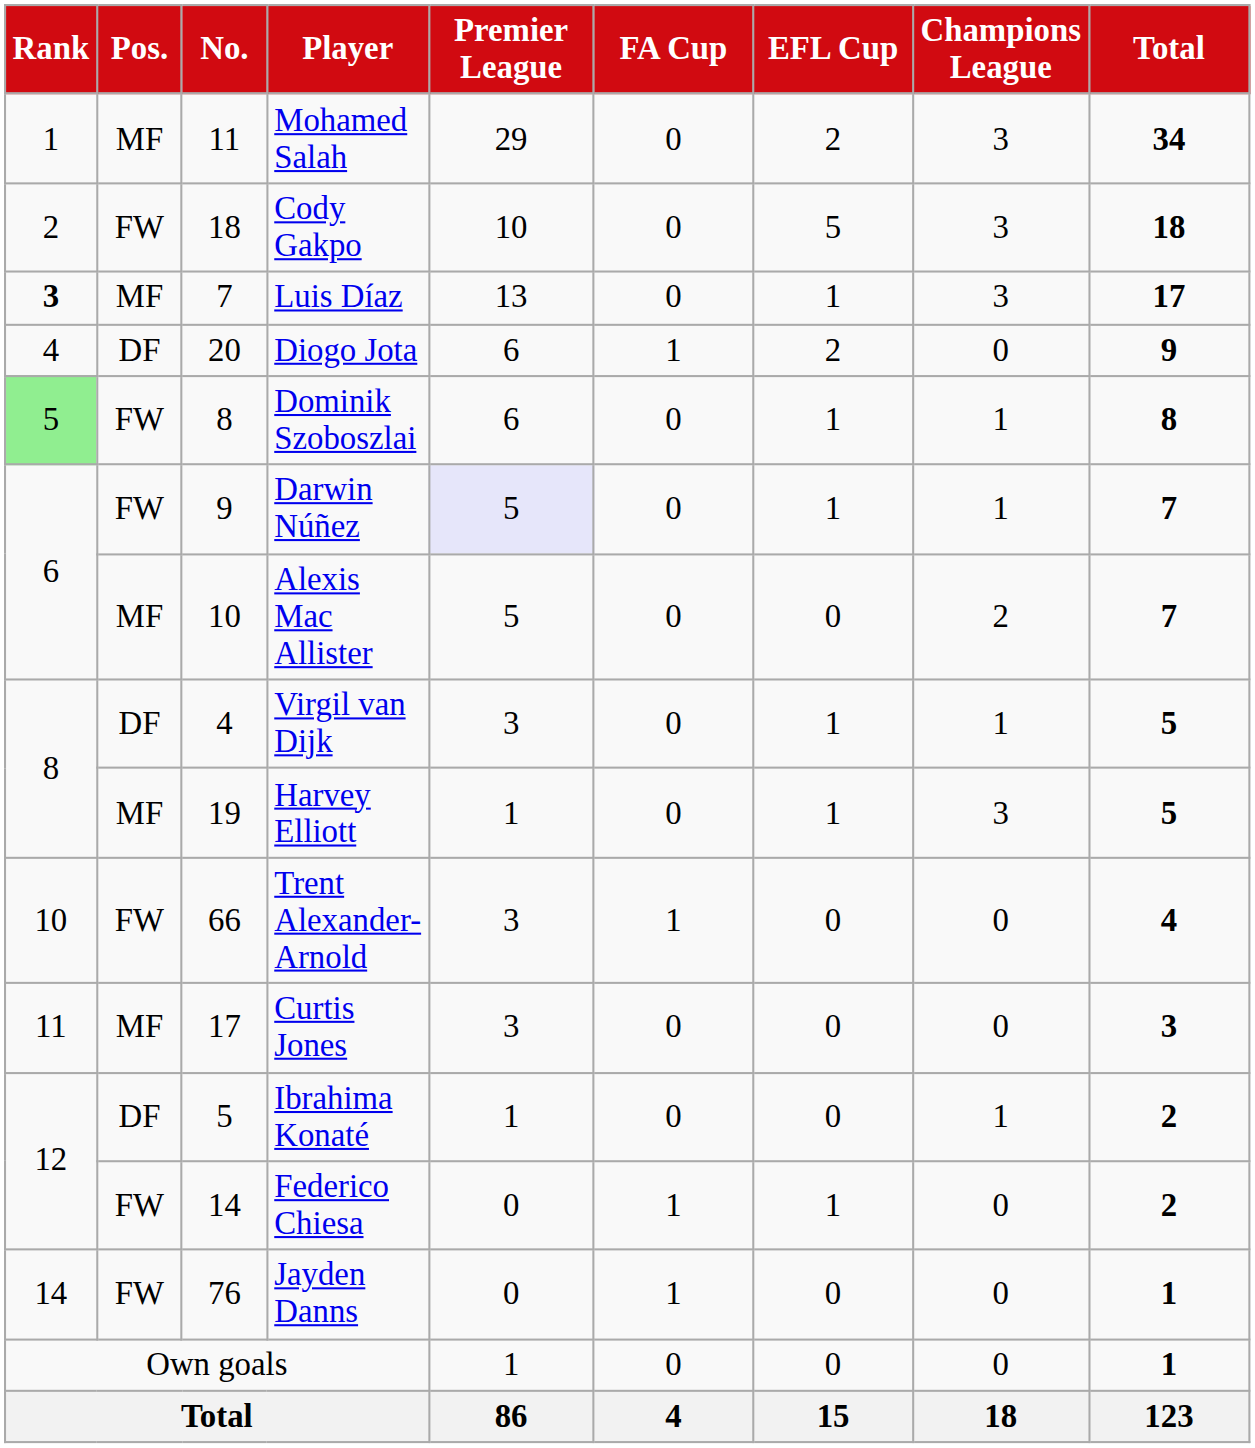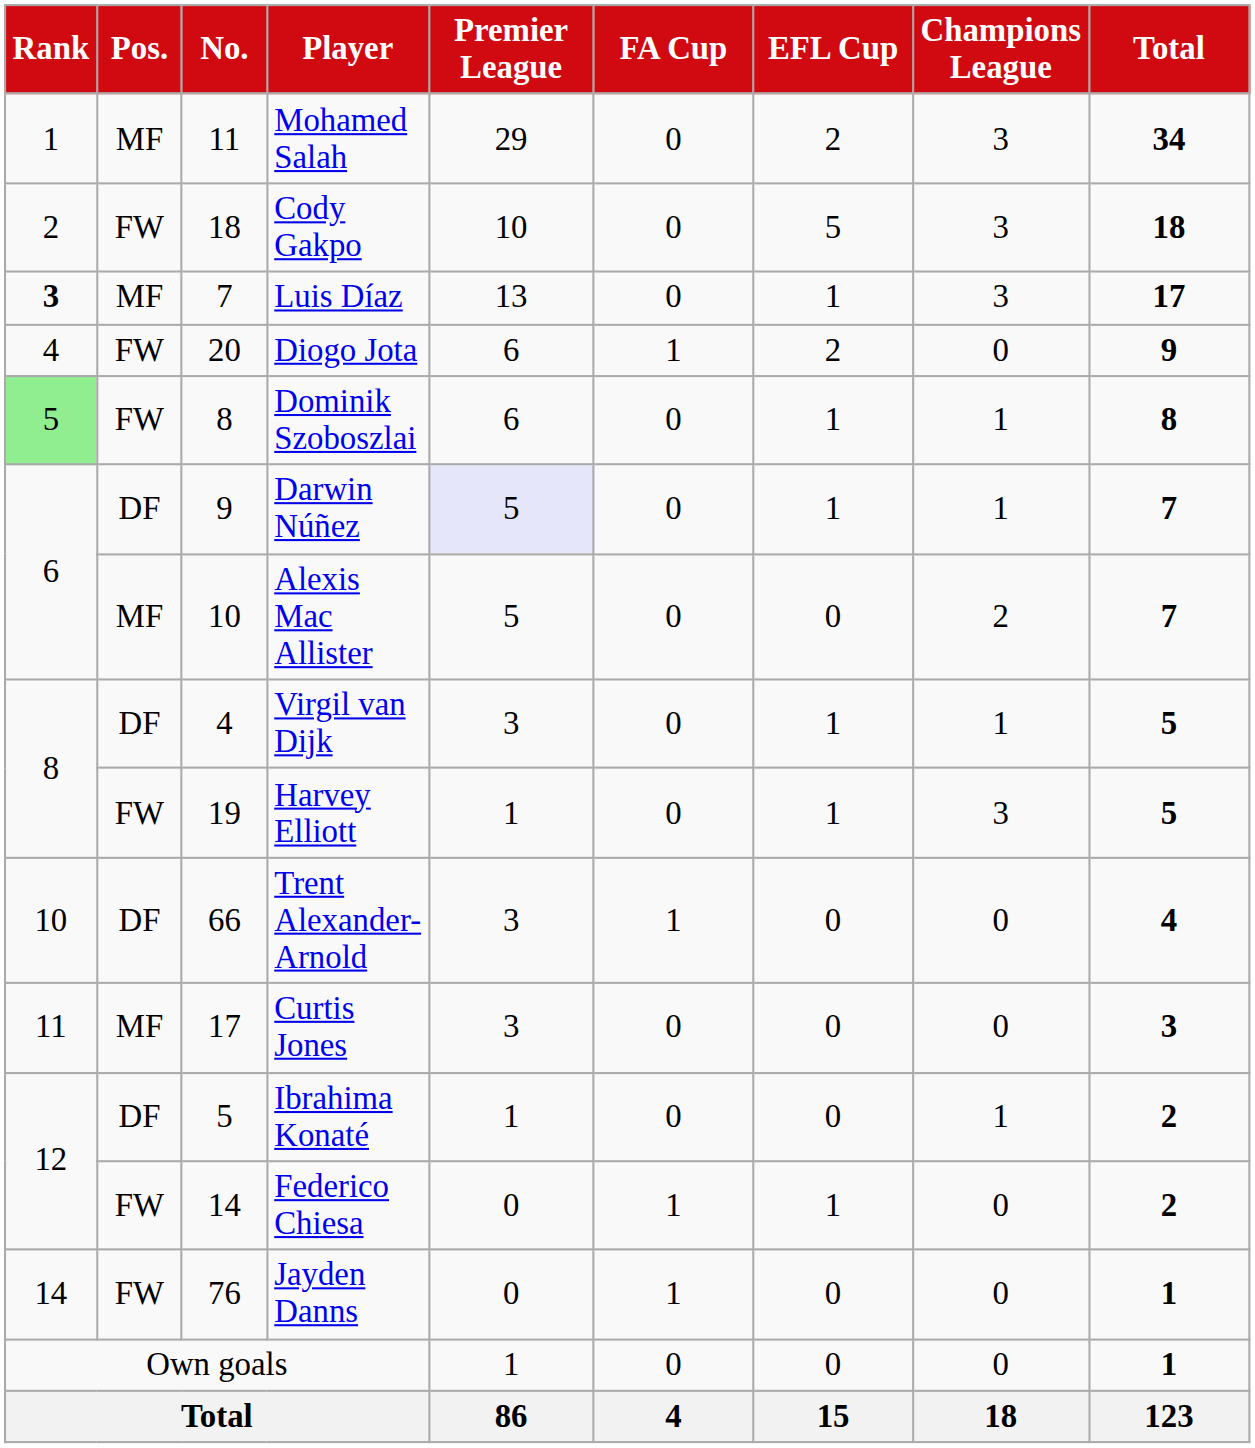(139, 349) DF -> (139, 349) FW
(139, 508) FW -> (139, 508) DF
(139, 812) MF -> (139, 812) FW
(139, 919) FW -> (139, 919) DF
